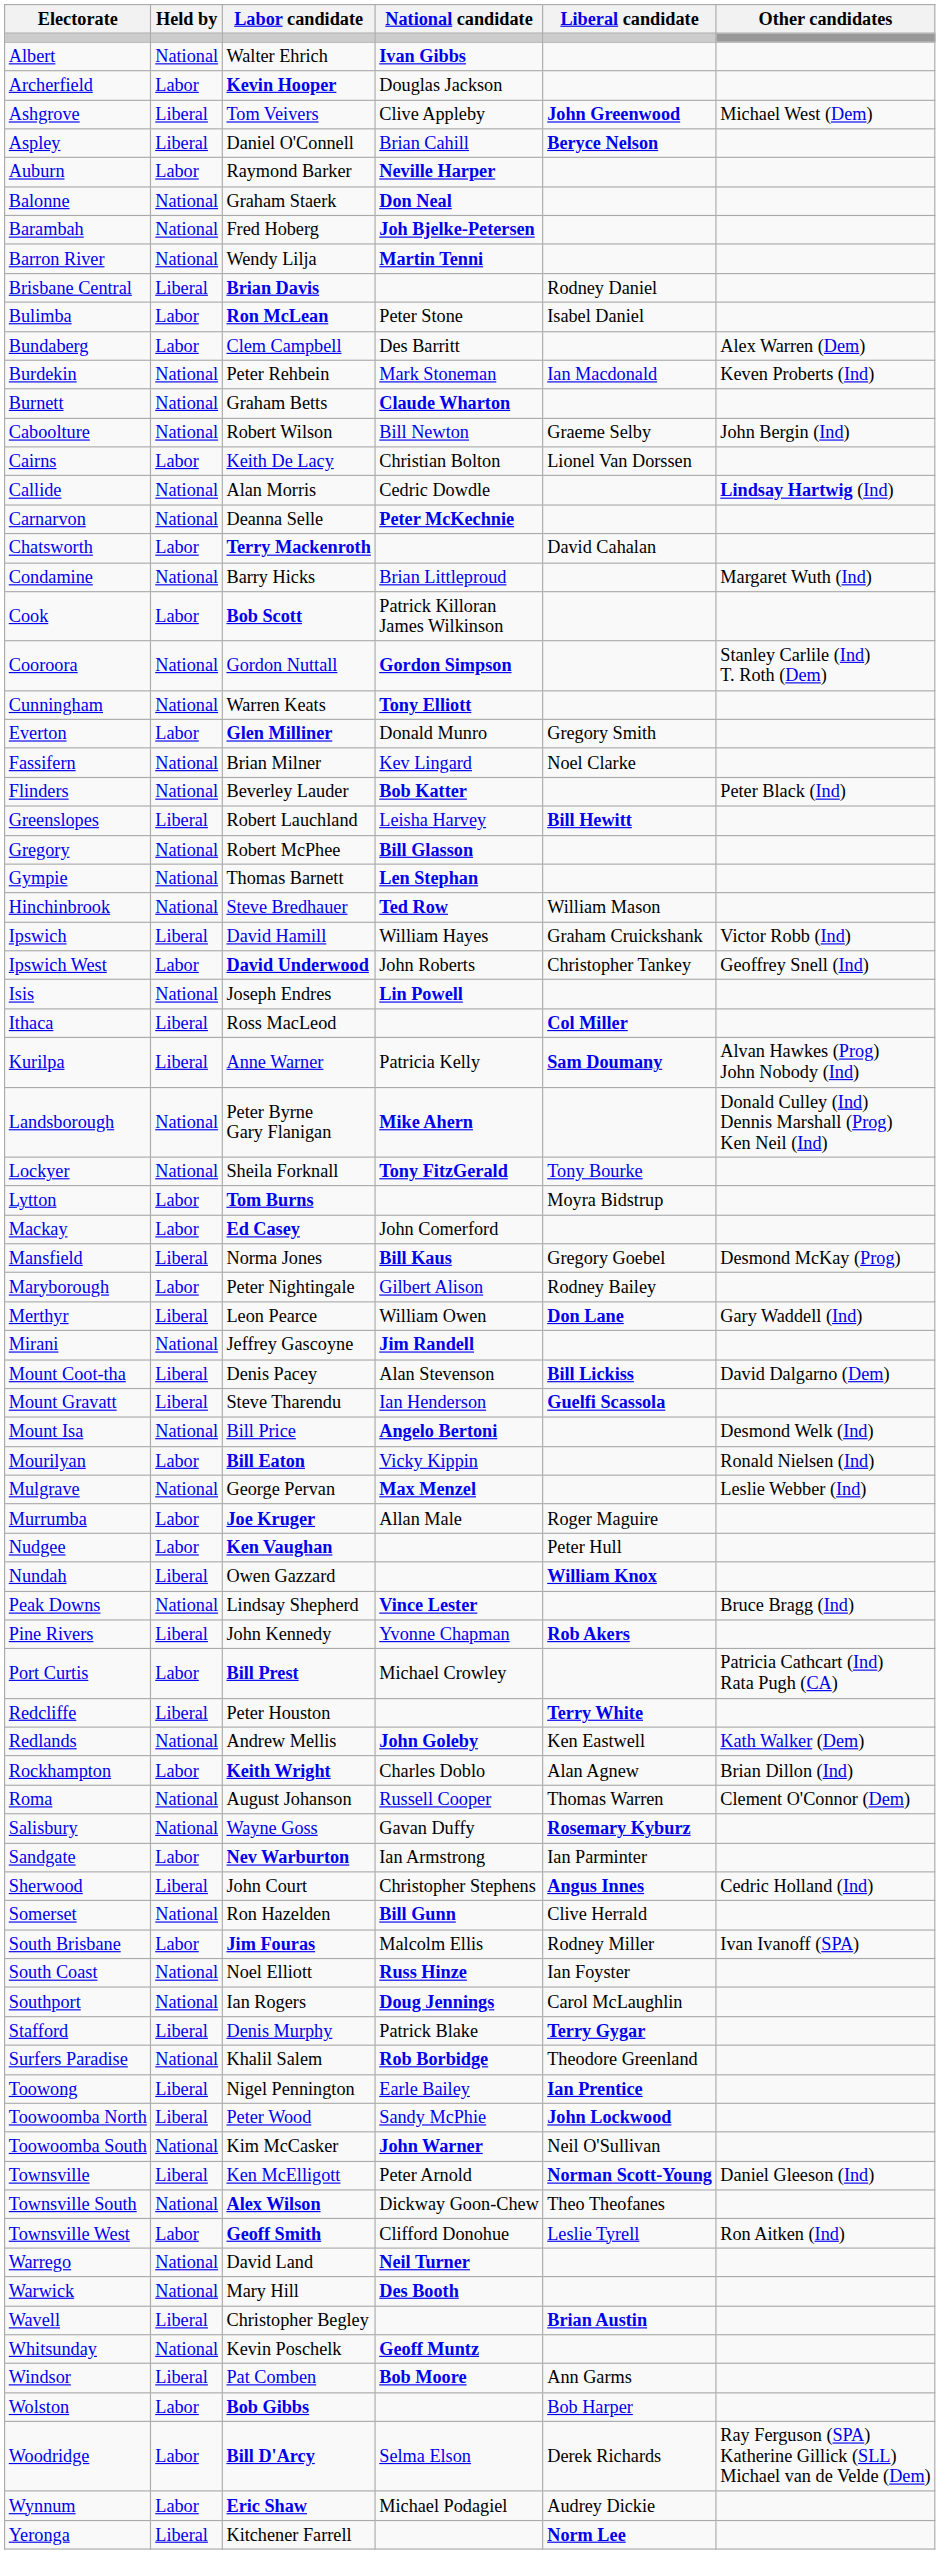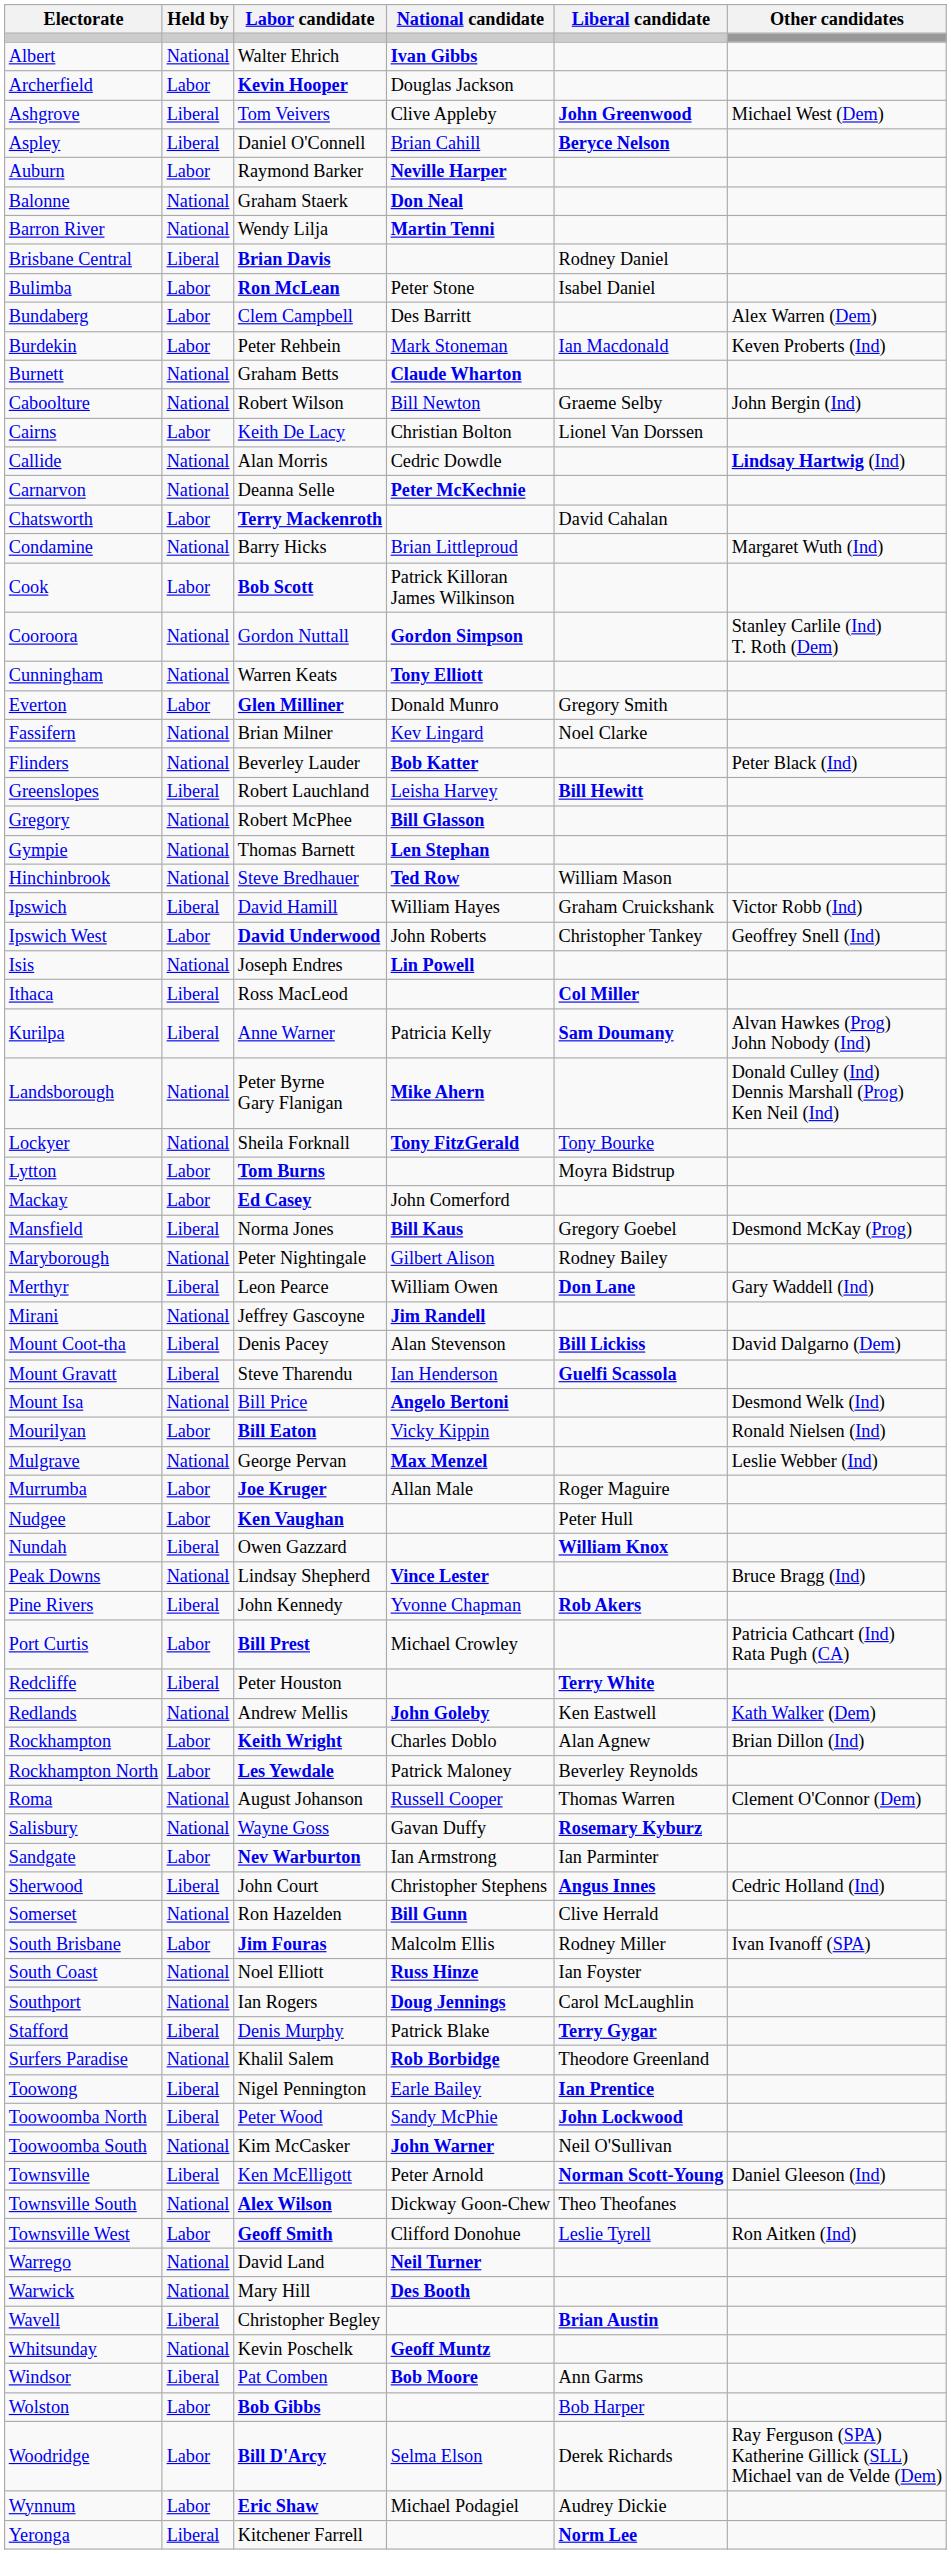- row: (46, 229)
(187, 374) National -> (188, 345) Labor
(177, 1287) Labor -> (198, 1258) National
+ row: (83, 1770)
